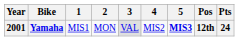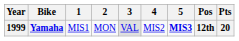(16, 28) 2001 -> (16, 28) 1999
(225, 28) 24 -> (225, 28) 20
